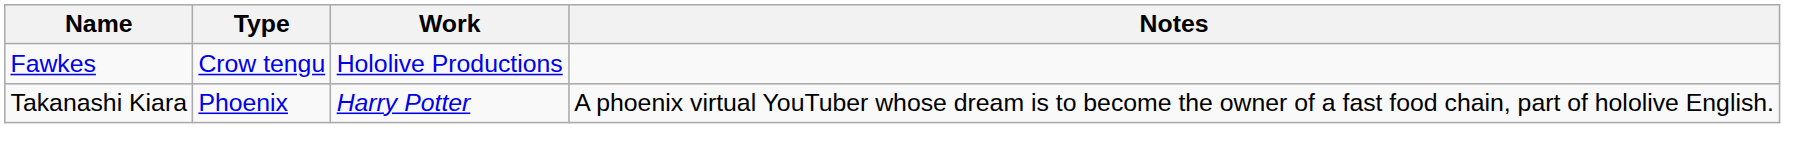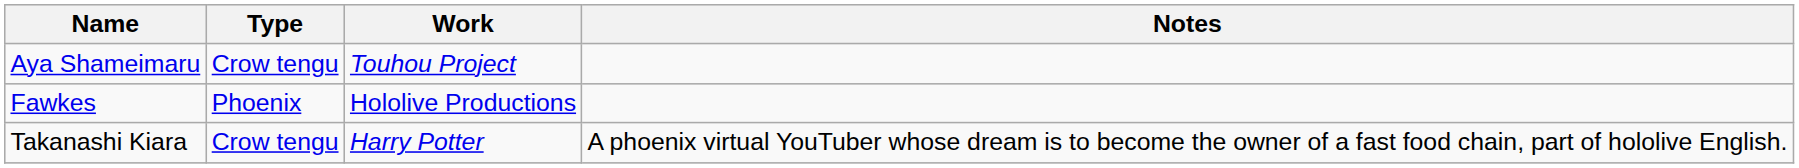+ row: (105, 63)
(262, 63) Crow tengu -> (257, 102) Phoenix
(243, 102) Phoenix -> (275, 142) Crow tengu
